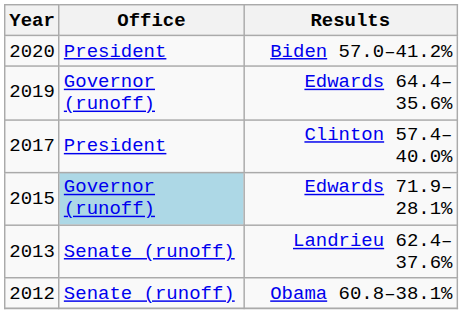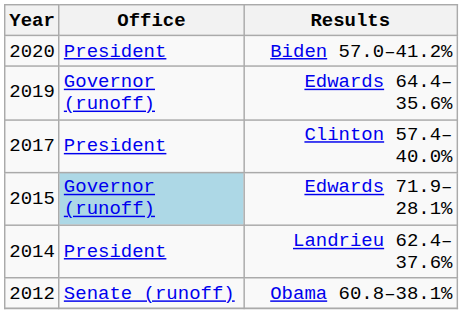(32, 252) 2013 -> (32, 252) 2014
(149, 252) Senate (runoff) -> (115, 252) President
